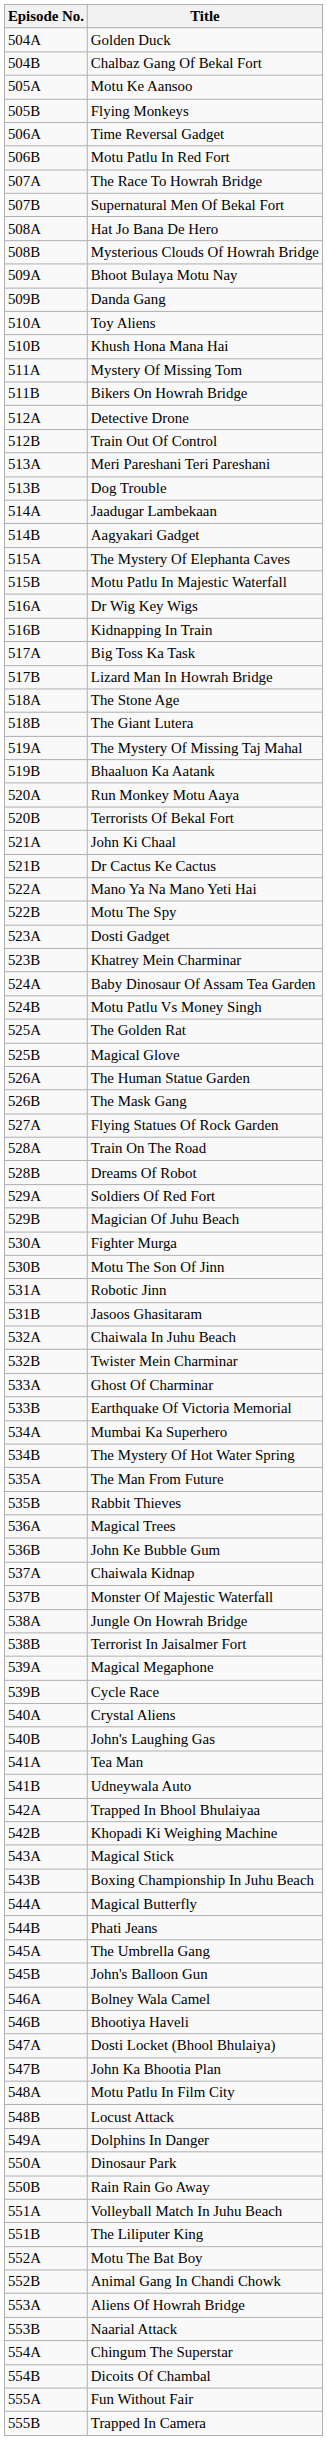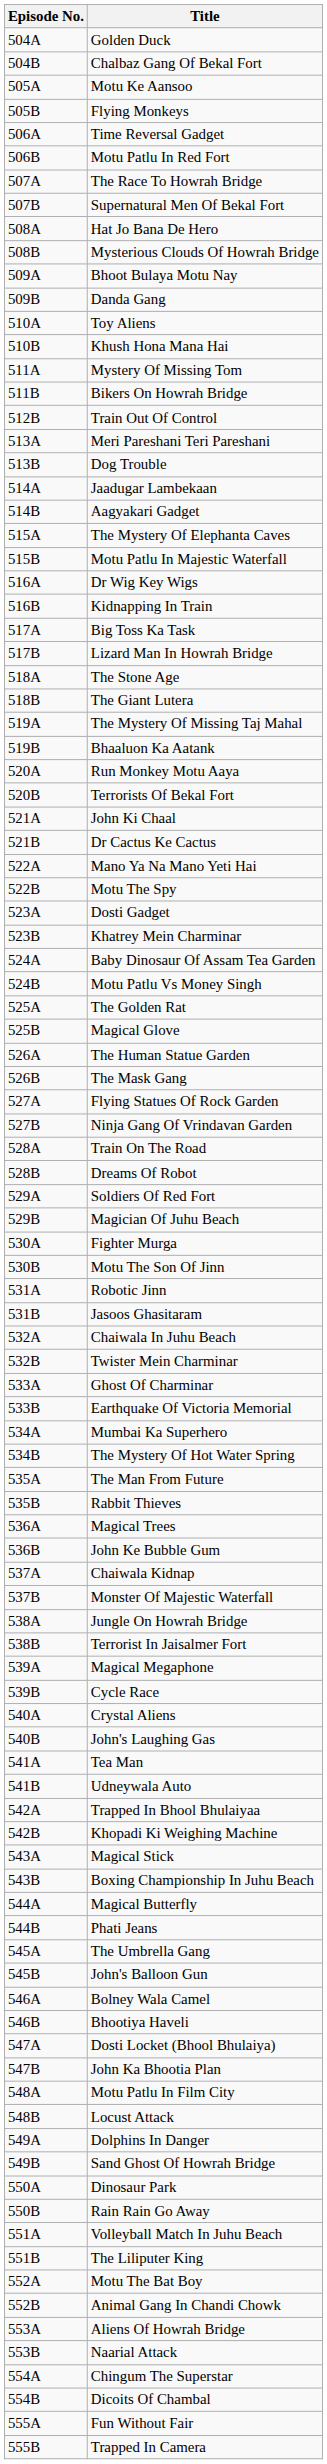- row: (140, 417)
+ row: (191, 1125)
+ row: (183, 2163)
